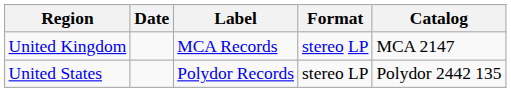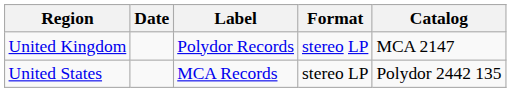(227, 45) MCA Records -> (236, 45) Polydor Records
(236, 73) Polydor Records -> (227, 73) MCA Records
